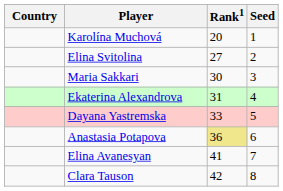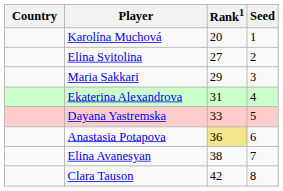(216, 77) 30 -> (216, 77) 29
(216, 156) 41 -> (216, 156) 38
